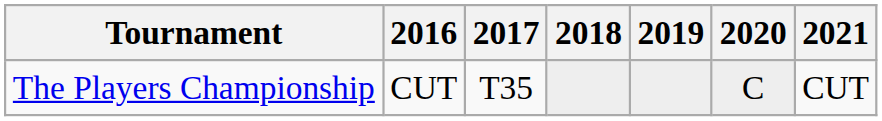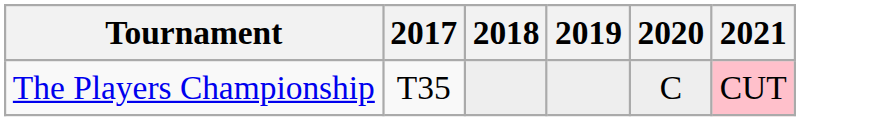- column: (424, 32)
(836, 87) no background -> (753, 87) pink background
